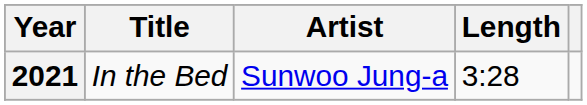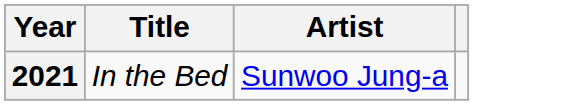- column: (511, 28)
